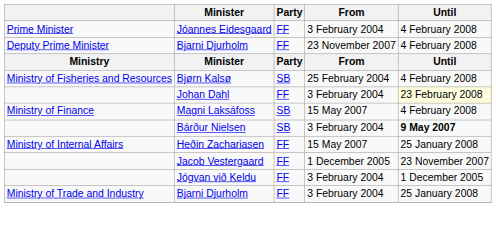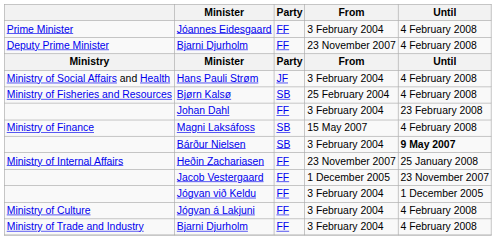+ row: (88, 78)
(442, 95) lightyellow background -> (442, 111) no background
(337, 144) 15 May 2007 -> (351, 161) 23 November 2007
+ row: (49, 210)
(439, 194) 25 January 2008 -> (439, 227) 4 February 2008
